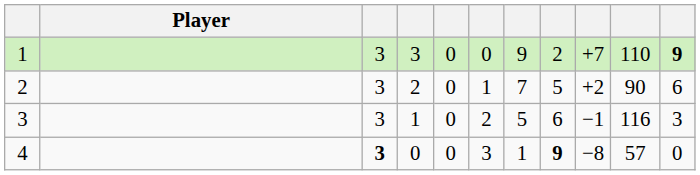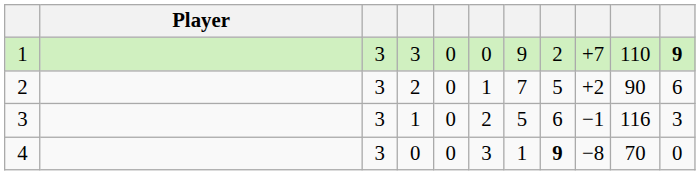(380, 152) bold -> (380, 152) normal
(635, 152) 57 -> (635, 152) 70
